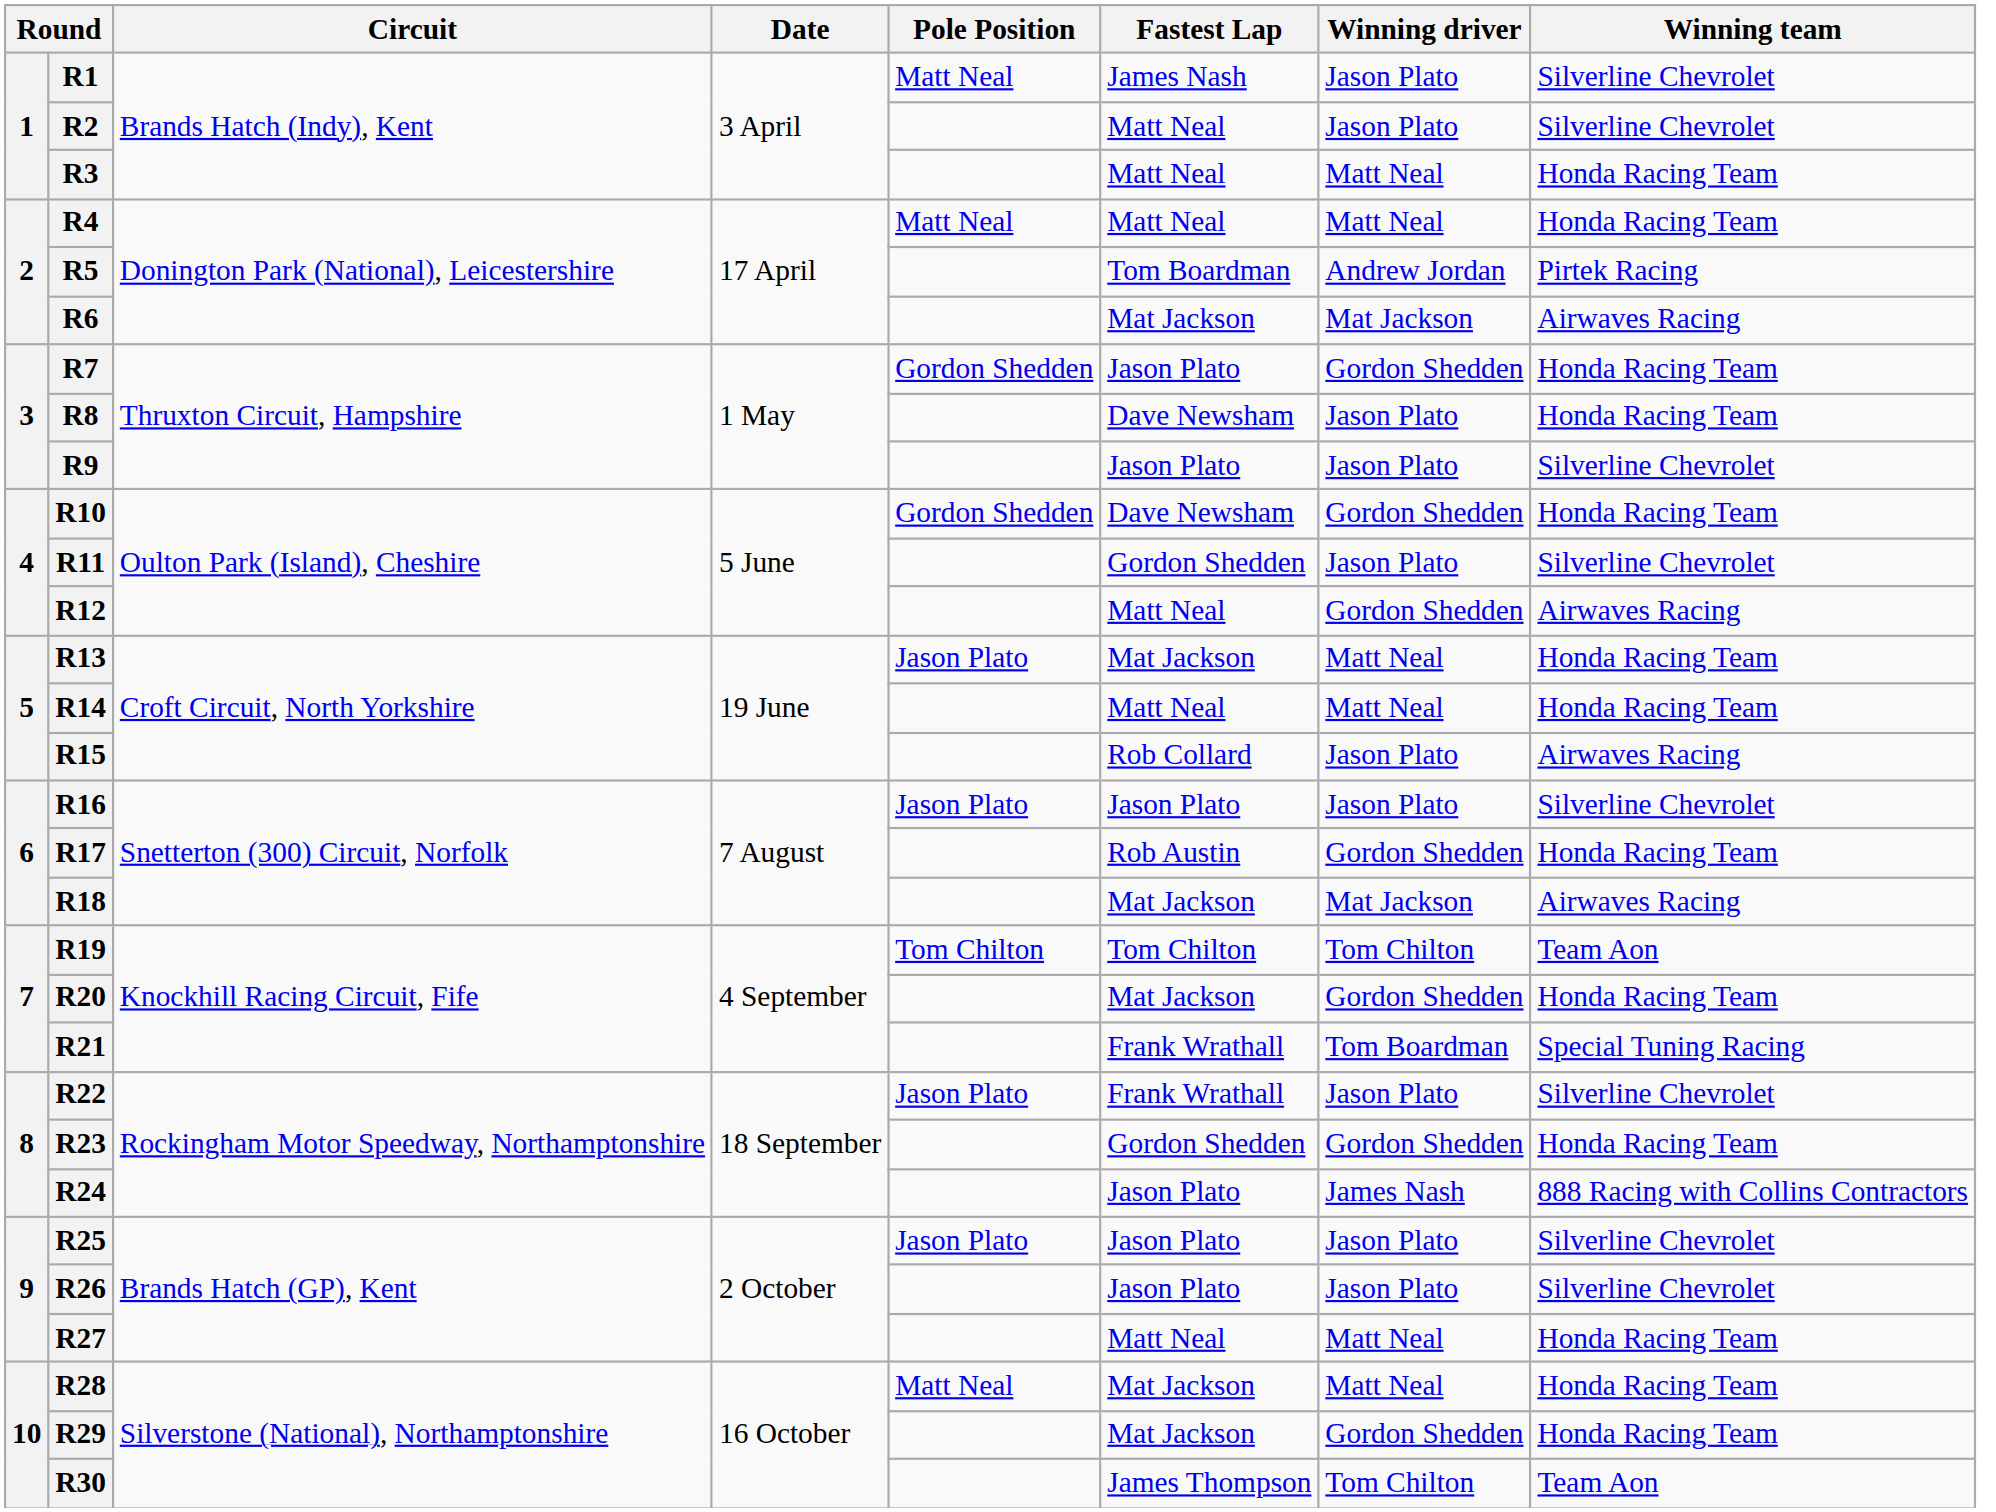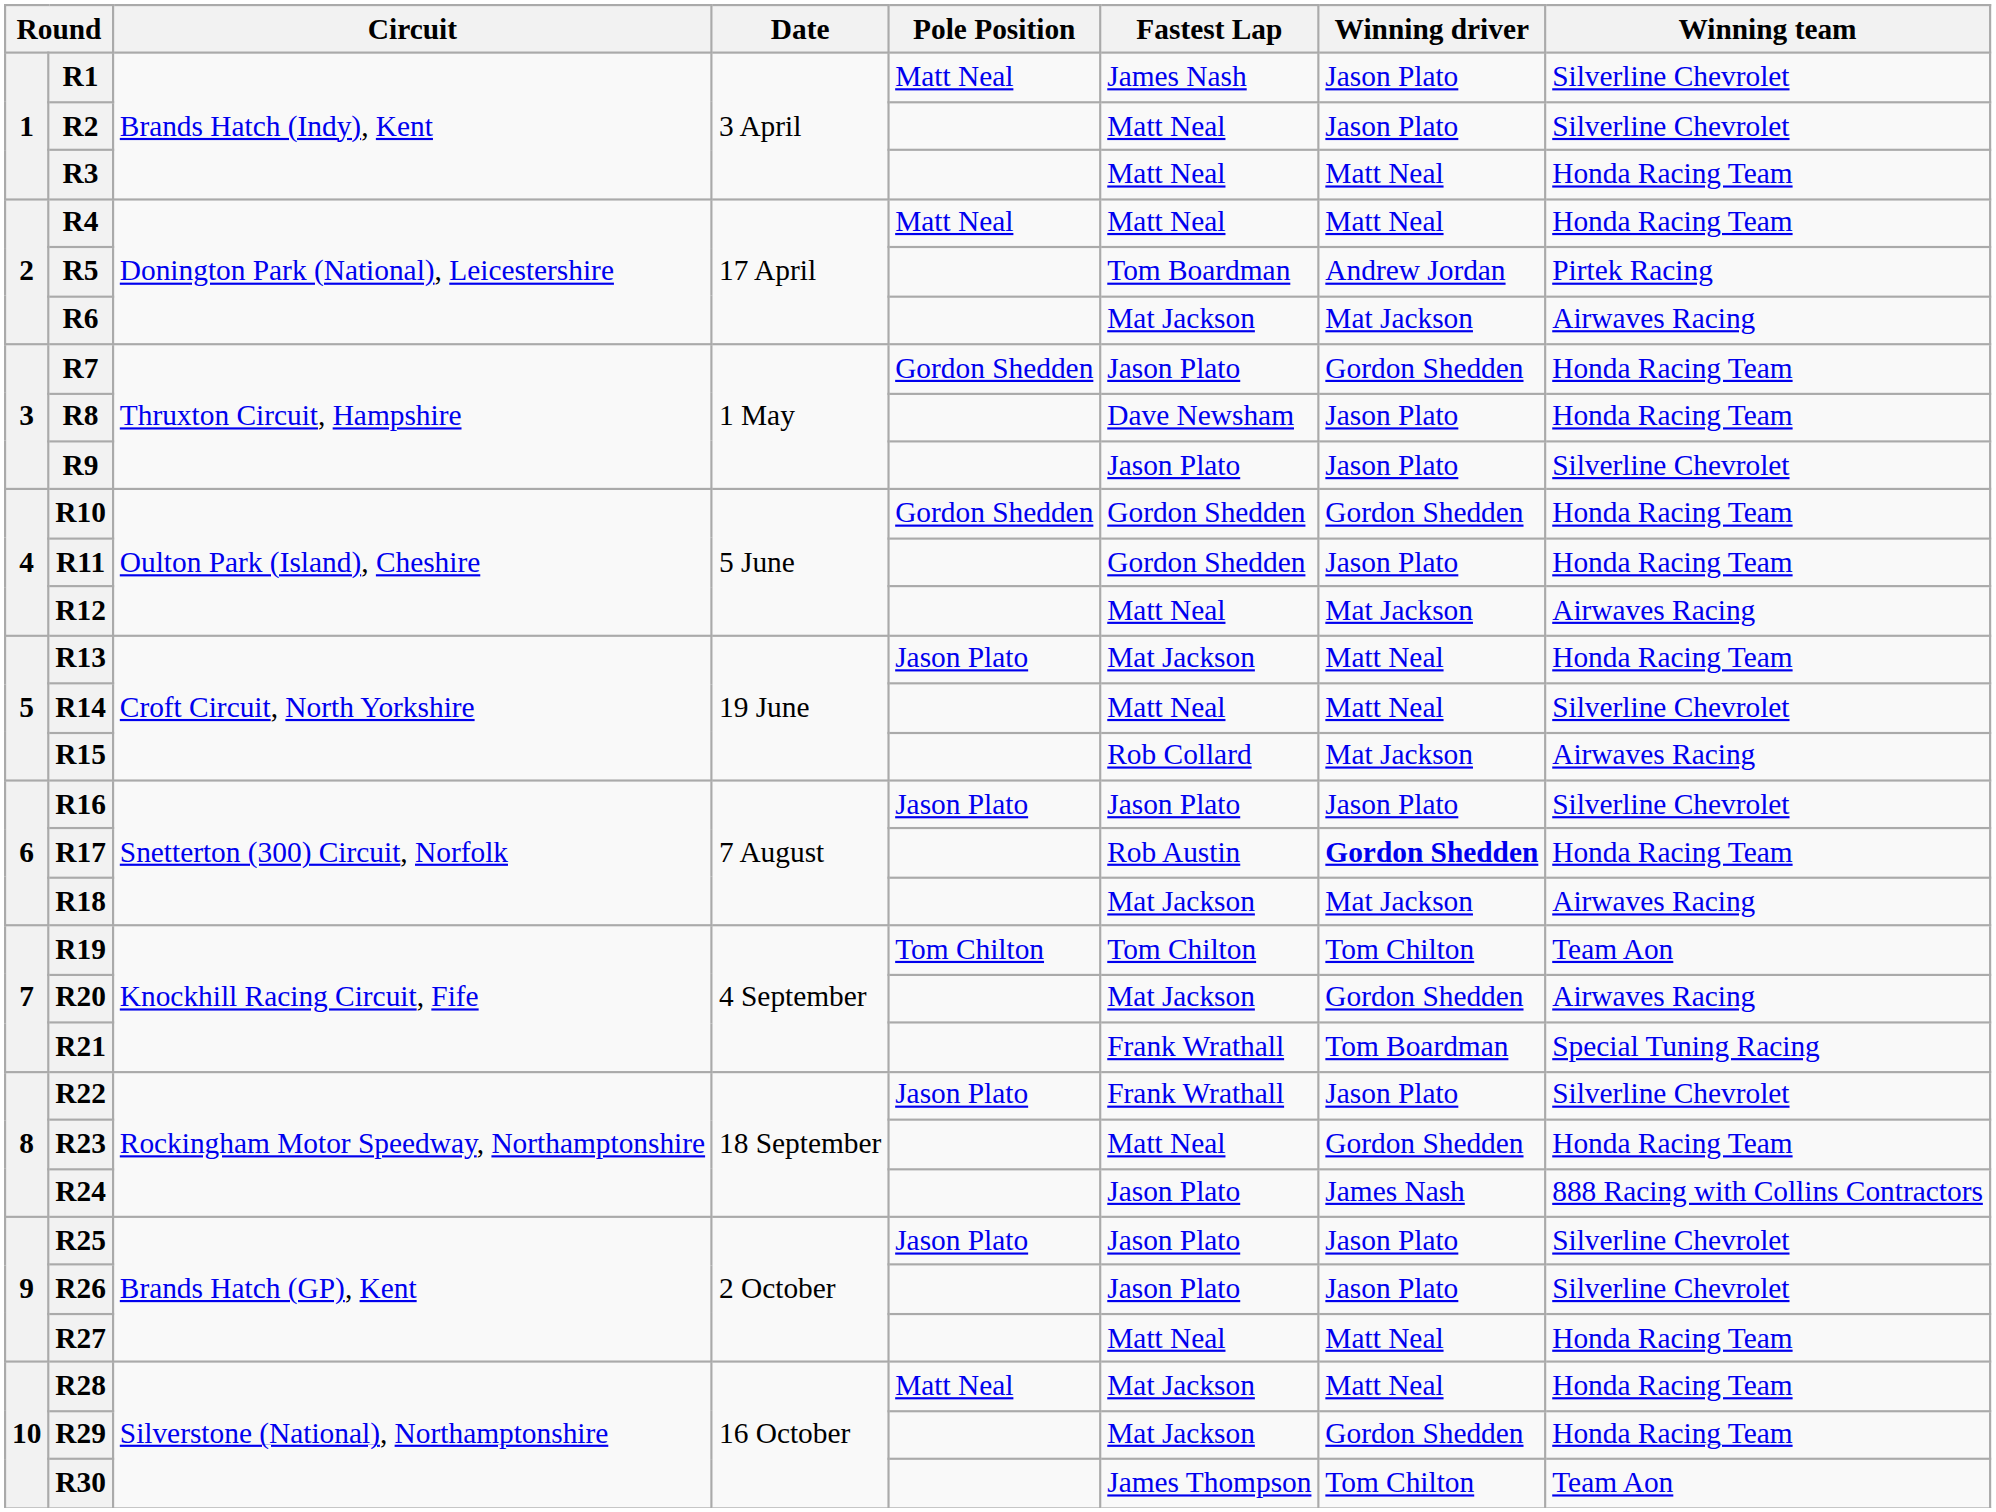(1201, 512) Dave Newsham -> (1206, 512) Gordon Shedden
(1656, 561) Silverline Chevrolet -> (1672, 561) Honda Racing Team
(1424, 609) Gordon Shedden -> (1399, 609) Mat Jackson
(1658, 706) Honda Racing Team -> (1671, 706) Silverline Chevrolet
(1392, 755) Jason Plato -> (1399, 755) Mat Jackson
(1424, 852) normal -> (1432, 852) bold
(1658, 997) Honda Racing Team -> (1654, 997) Airwaves Racing
(1206, 1143) Gordon Shedden -> (1166, 1143) Matt Neal
